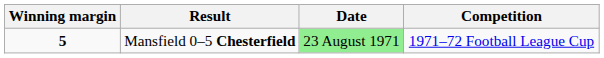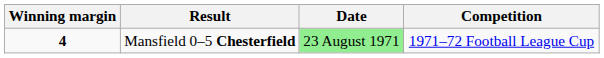(63, 40) 5 -> (63, 40) 4
